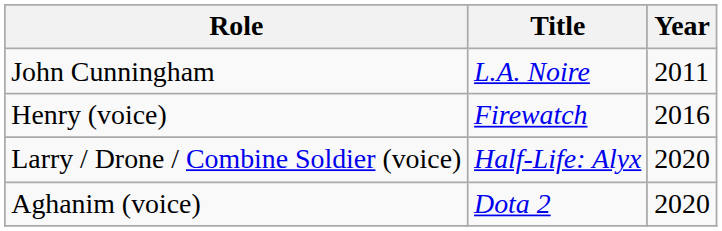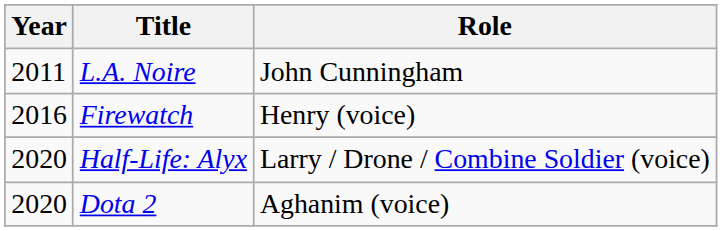columns swapped: (682, 26) <-> (236, 26)
